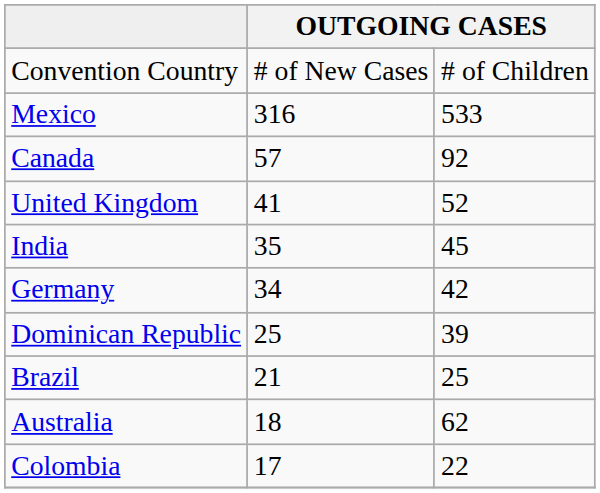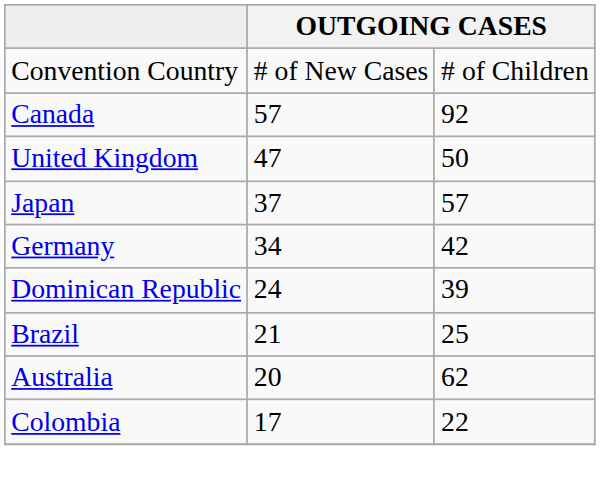- row: (54, 114)
(268, 202) 41 -> (268, 158) 47
(455, 202) 52 -> (455, 158) 50
+ row: (43, 202)
- row: (40, 245)
(268, 333) 25 -> (268, 289) 24
(268, 421) 18 -> (268, 377) 20
